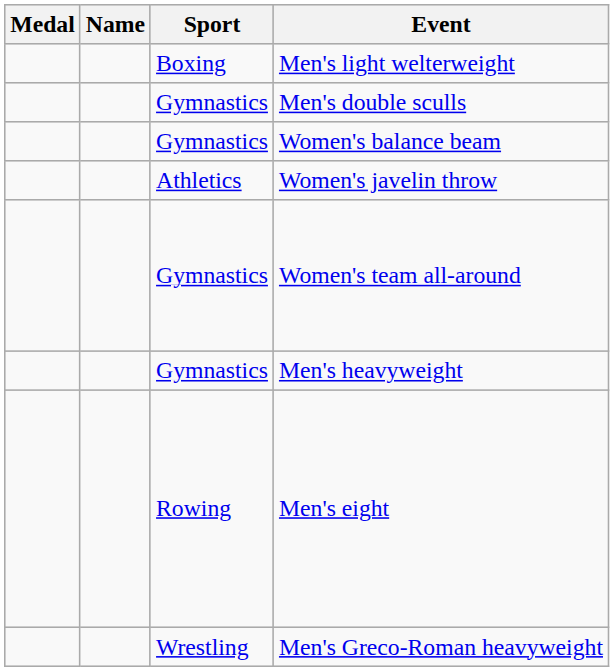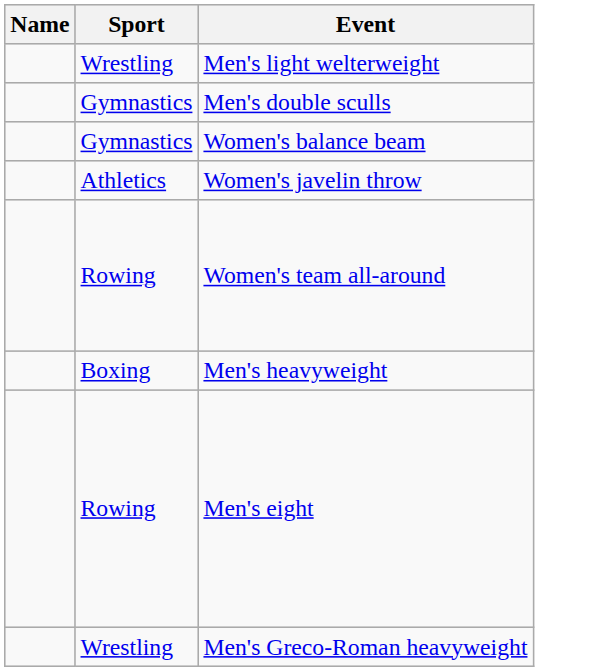- column: (43, 24)
(191, 63) Boxing -> (127, 63) Wrestling
(212, 275) Gymnastics -> (118, 275) Rowing
(212, 371) Gymnastics -> (115, 371) Boxing
